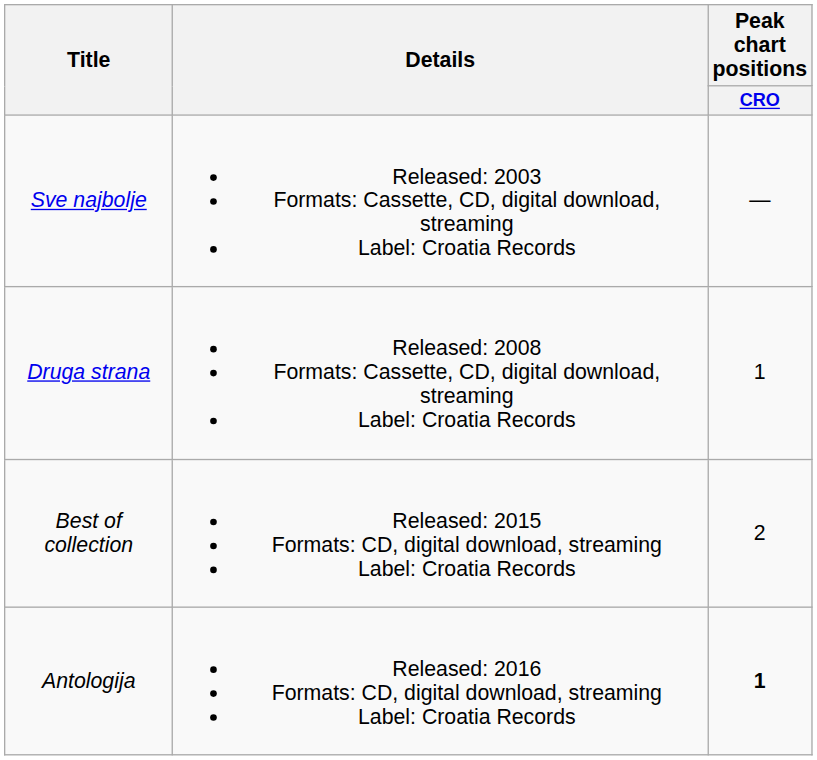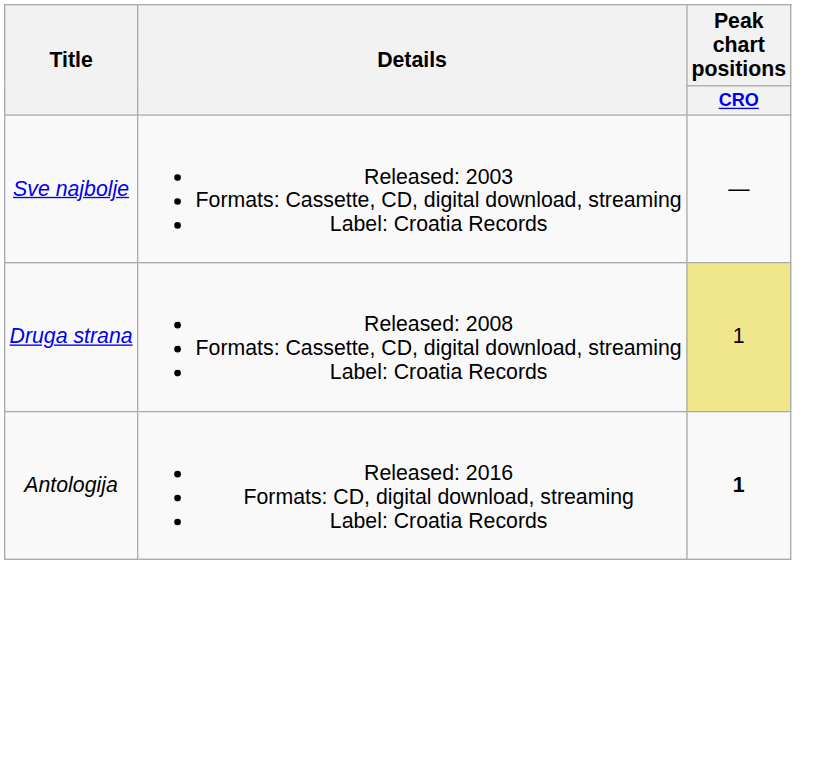(760, 372) no background -> (739, 336) khaki background
- row: (89, 532)
